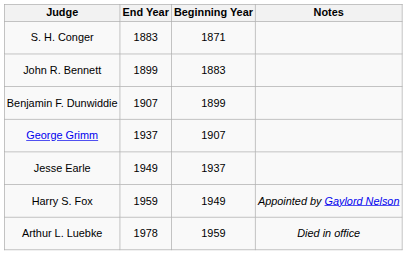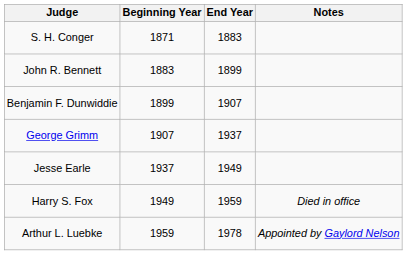columns swapped: (213, 13) <-> (146, 13)
(329, 201) Appointed by Gaylord Nelson -> (329, 201) Died in office
(329, 233) Died in office -> (329, 233) Appointed by Gaylord Nelson
